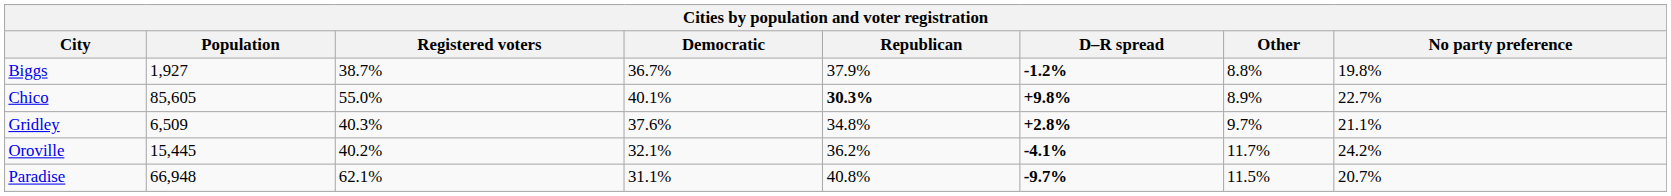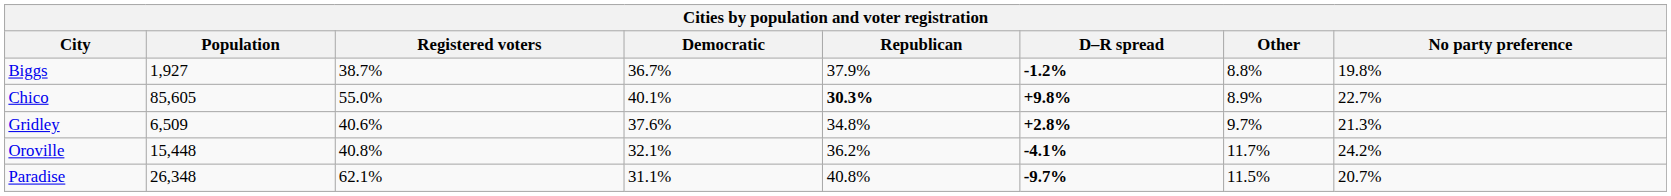(360, 124) 40.3% -> (360, 124) 40.6%
(1360, 124) 21.1% -> (1360, 124) 21.3%
(173, 151) 15,445 -> (173, 151) 15,448
(360, 151) 40.2% -> (360, 151) 40.8%
(173, 177) 66,948 -> (173, 177) 26,348
